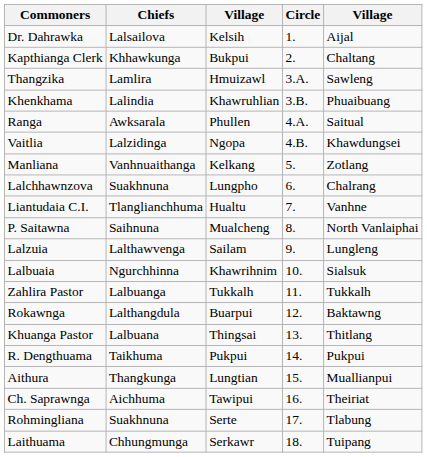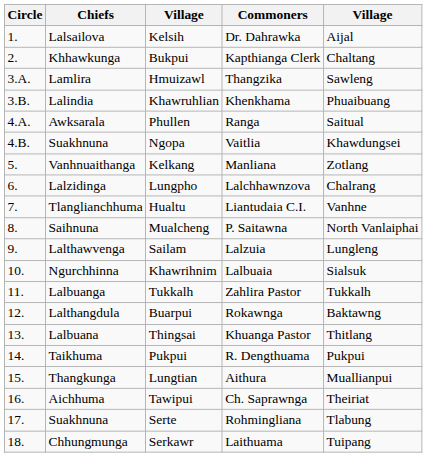columns swapped: (303, 15) <-> (55, 15)
(138, 143) Lalzidinga -> (78, 143) Suakhnuna
(139, 185) Suakhnuna -> (77, 185) Lalzidinga
